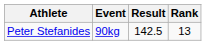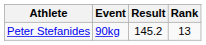(148, 31) 142.5 -> (148, 31) 145.2
